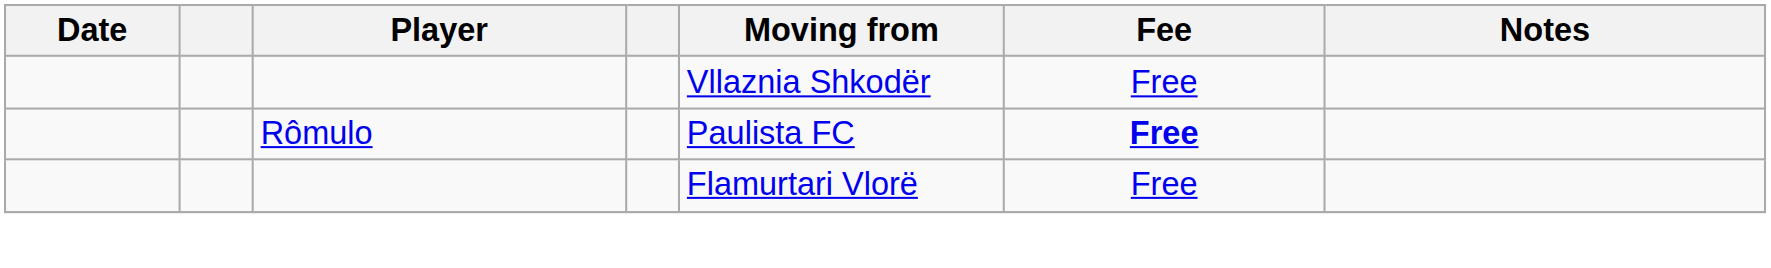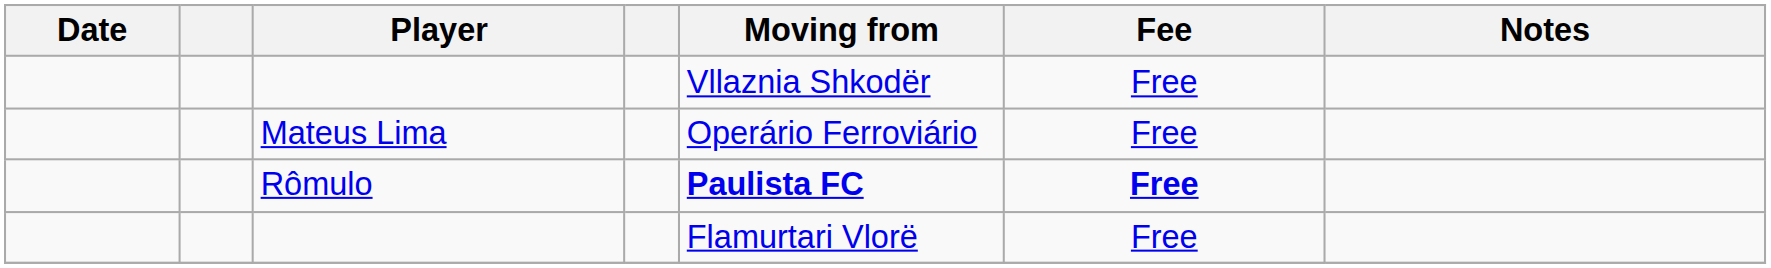+ row: (92, 134)
(771, 133) normal -> (775, 184) bold
